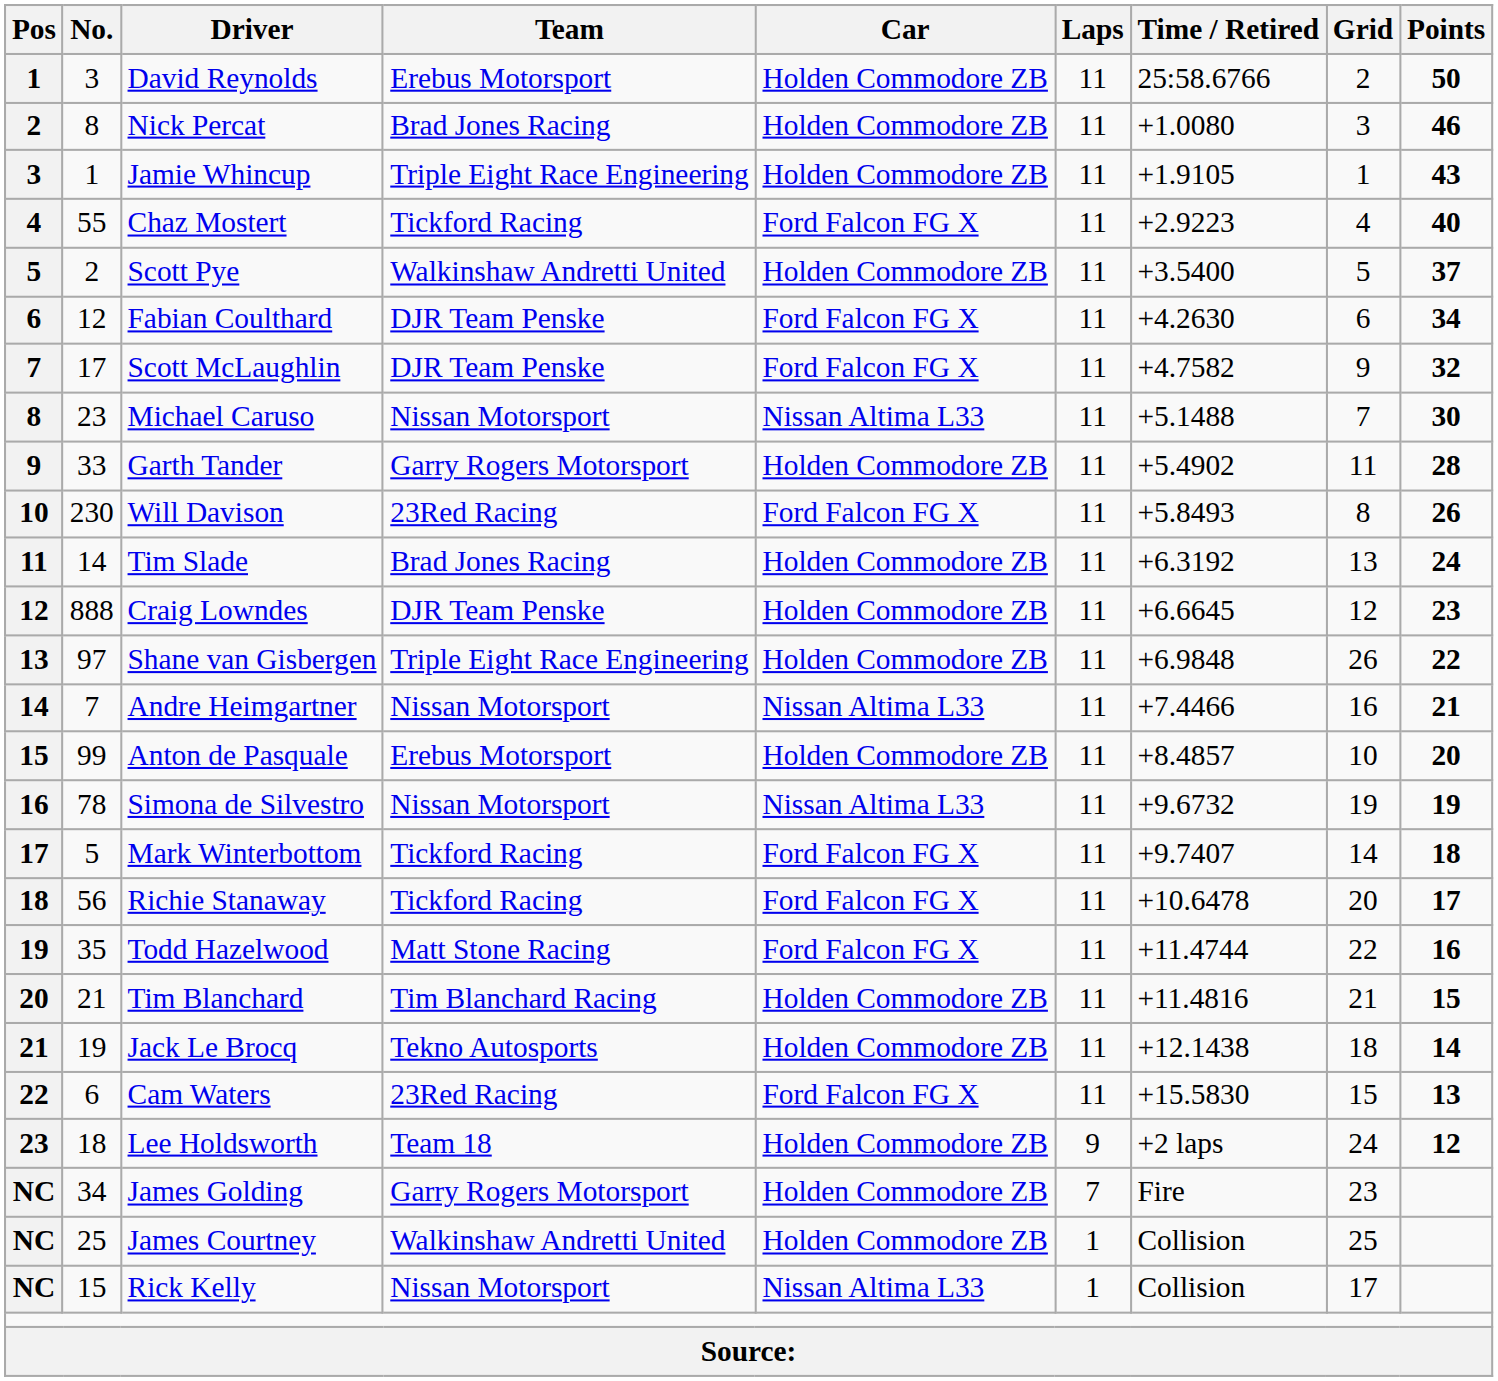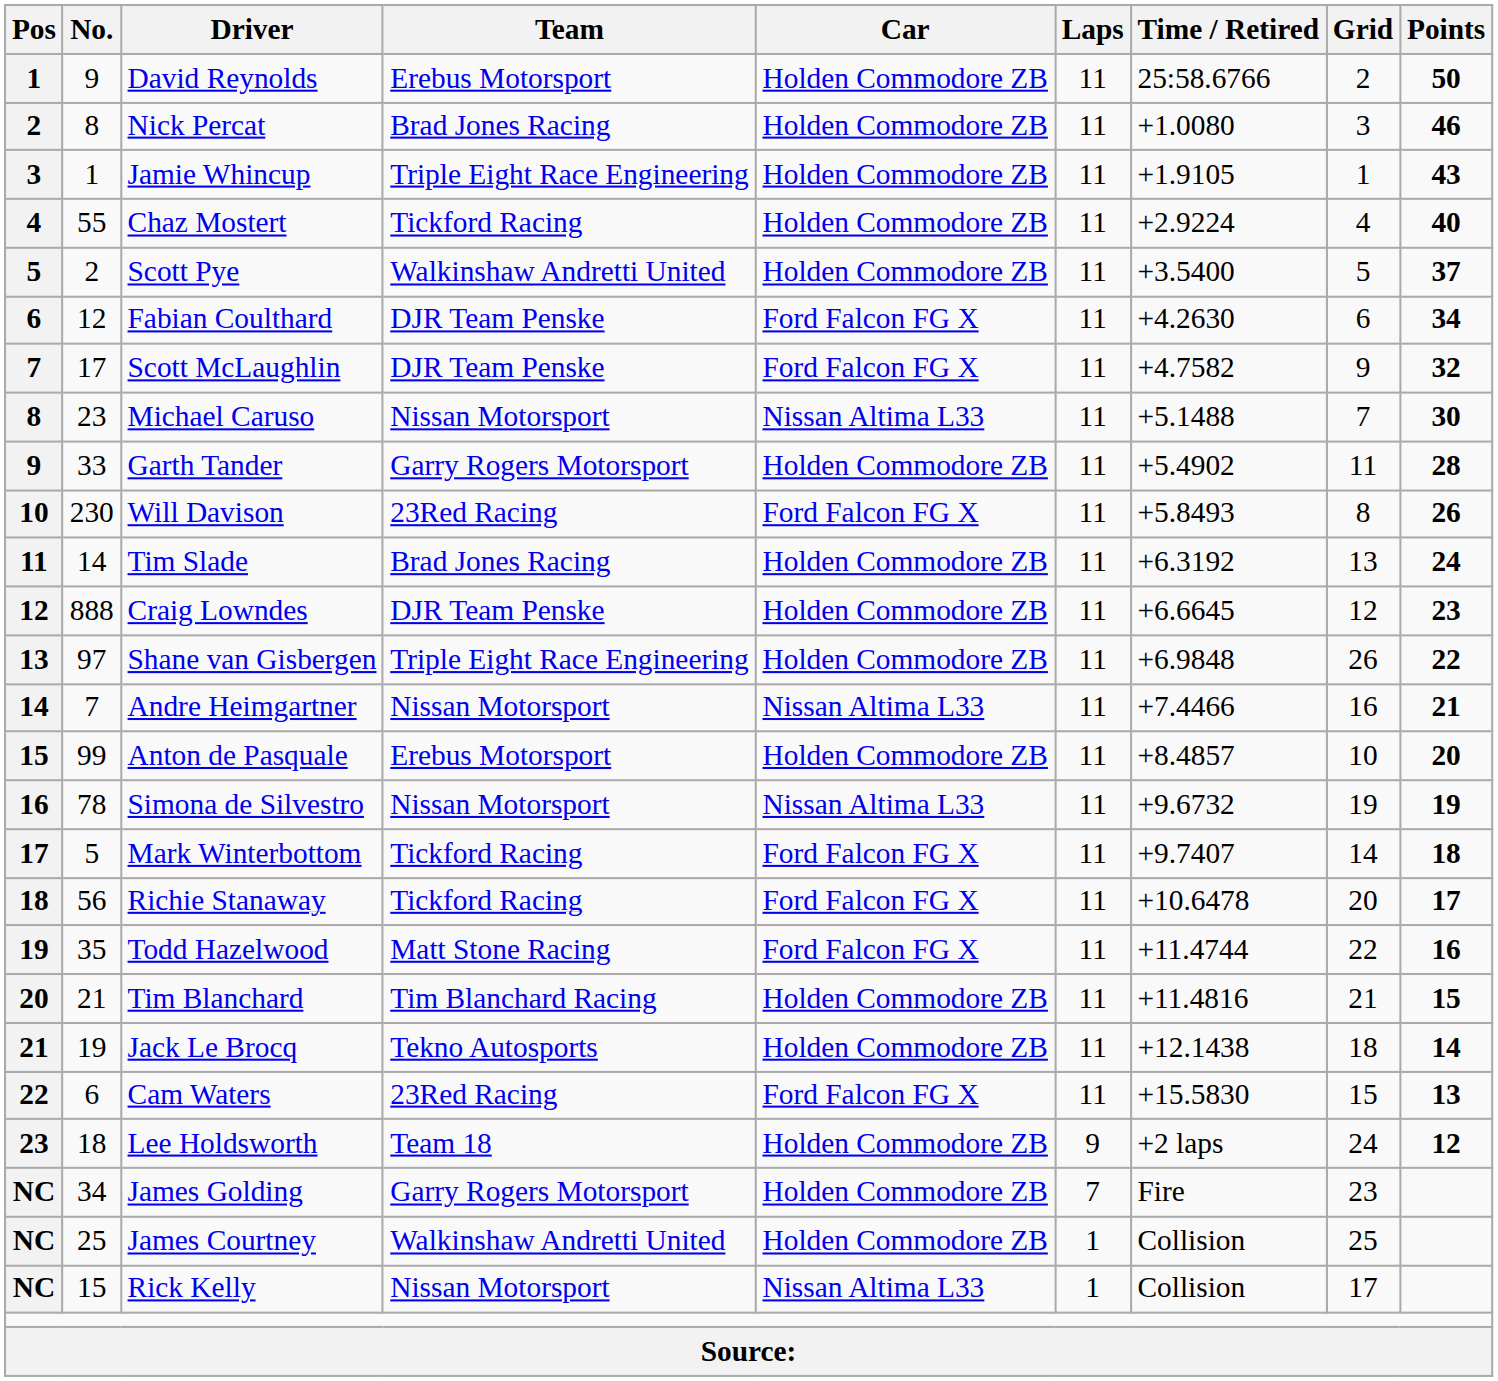(92, 77) 3 -> (92, 77) 9
(871, 222) Ford Falcon FG X -> (905, 222) Holden Commodore ZB
(1186, 222) +2.9223 -> (1186, 222) +2.9224
